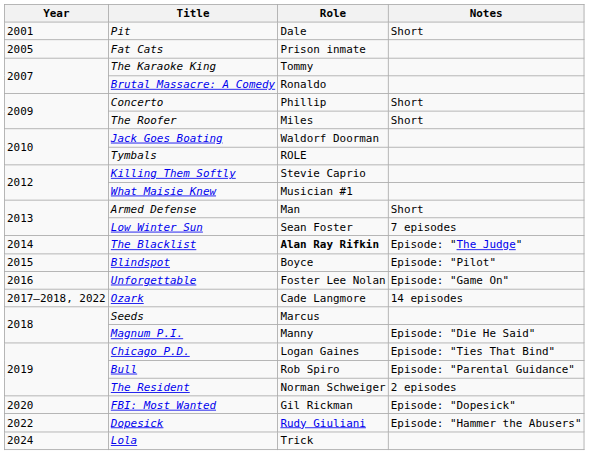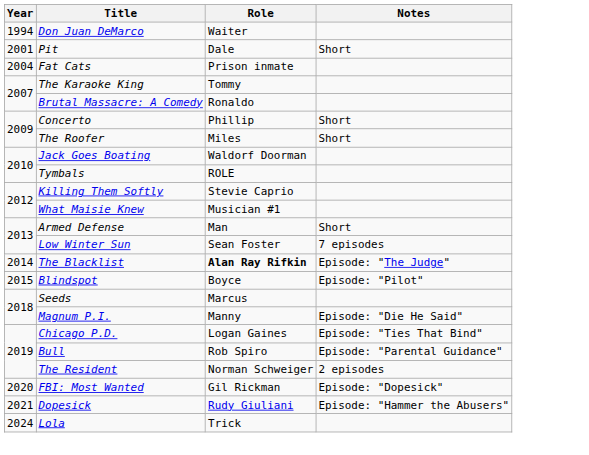+ row: (91, 31)
(20, 49) 2005 -> (20, 67) 2004
- row: (154, 280)
- row: (127, 298)
(20, 423) 2022 -> (20, 405) 2021
